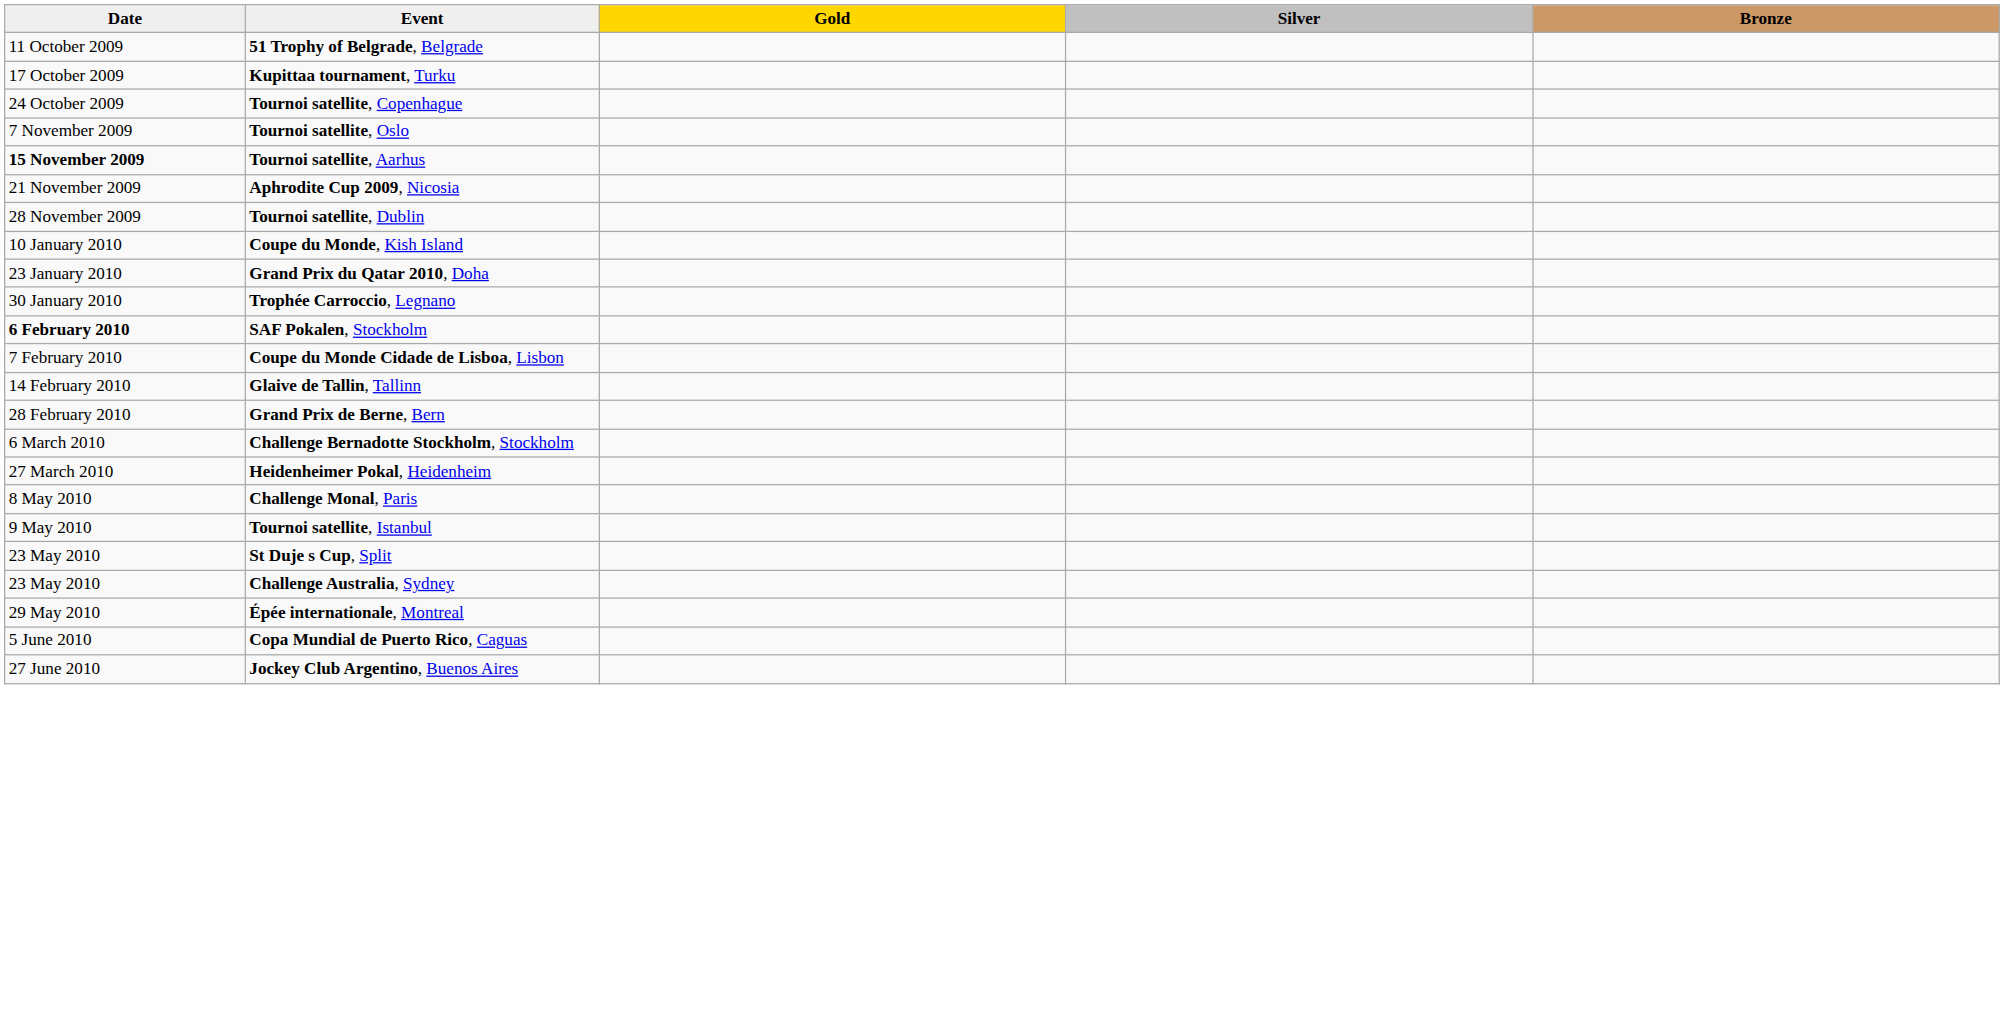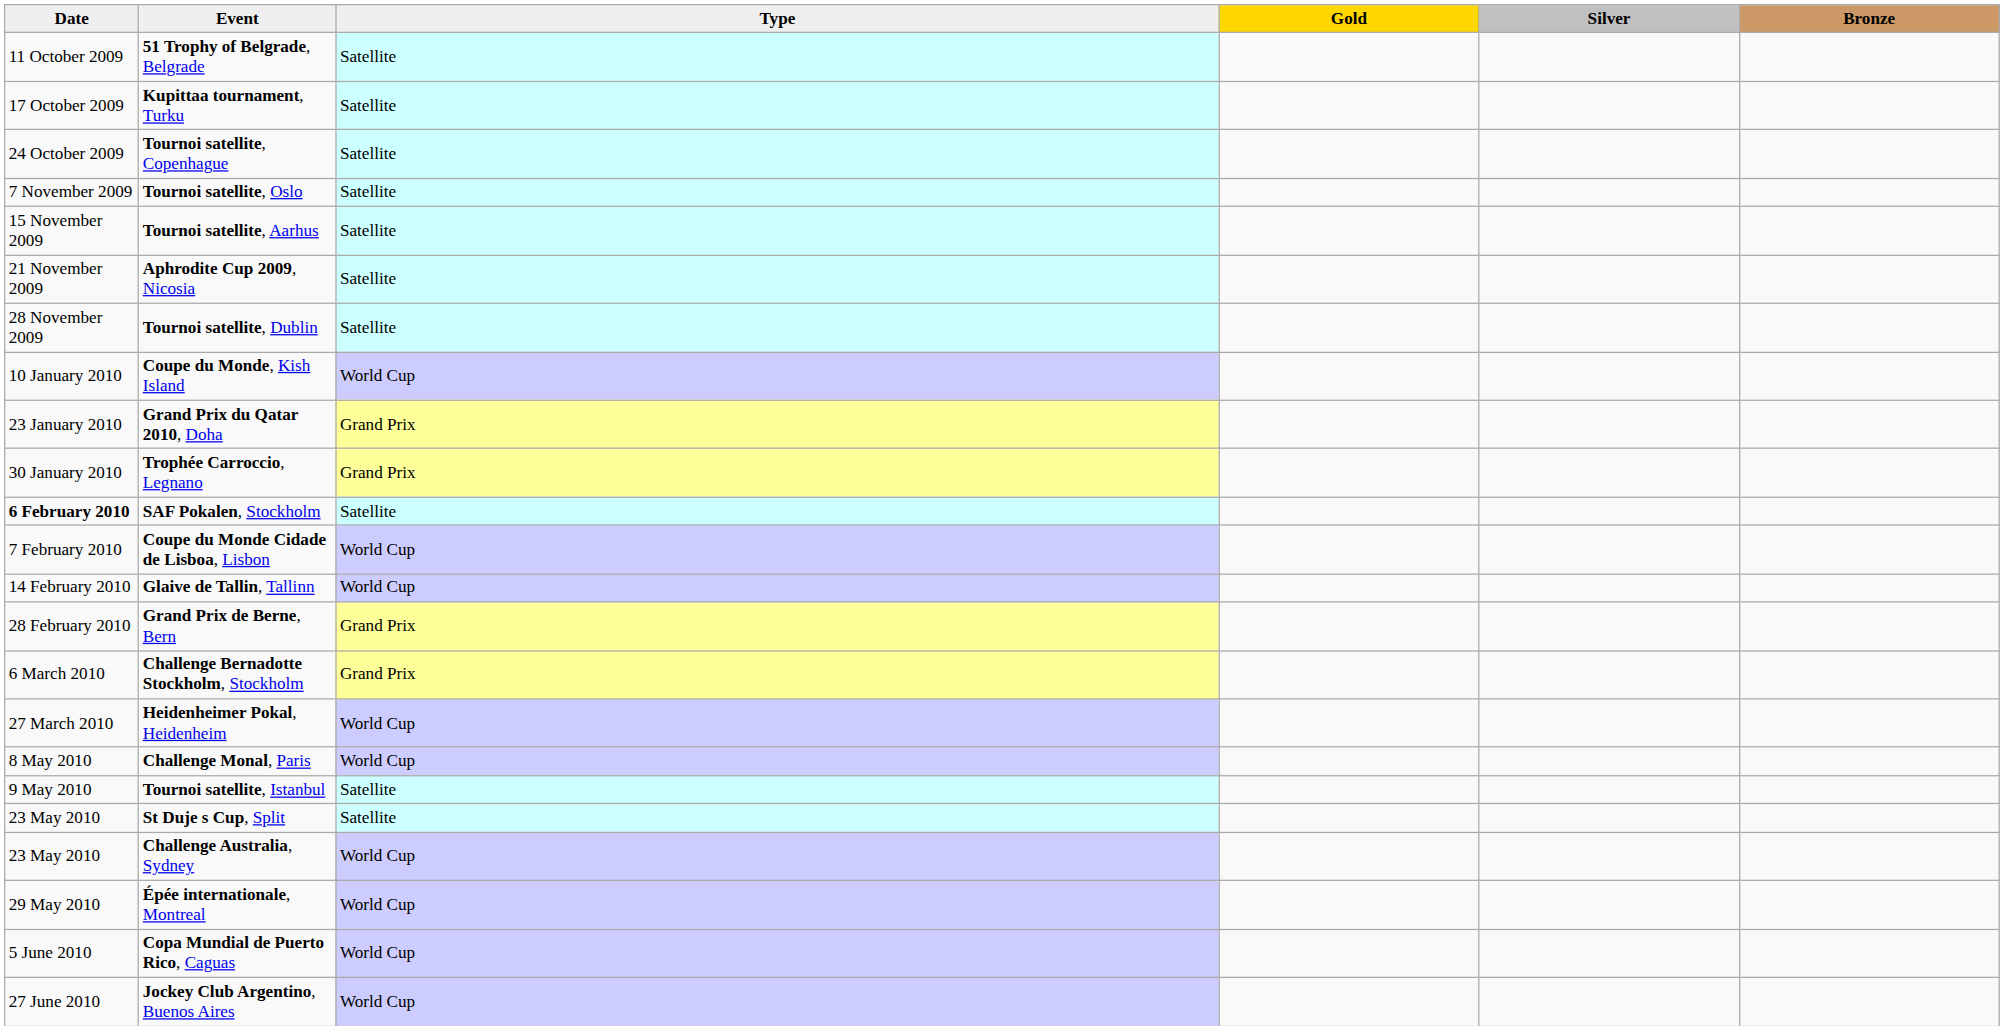+ column: (777, 18)
(77, 159) bold -> (56, 230) normal
